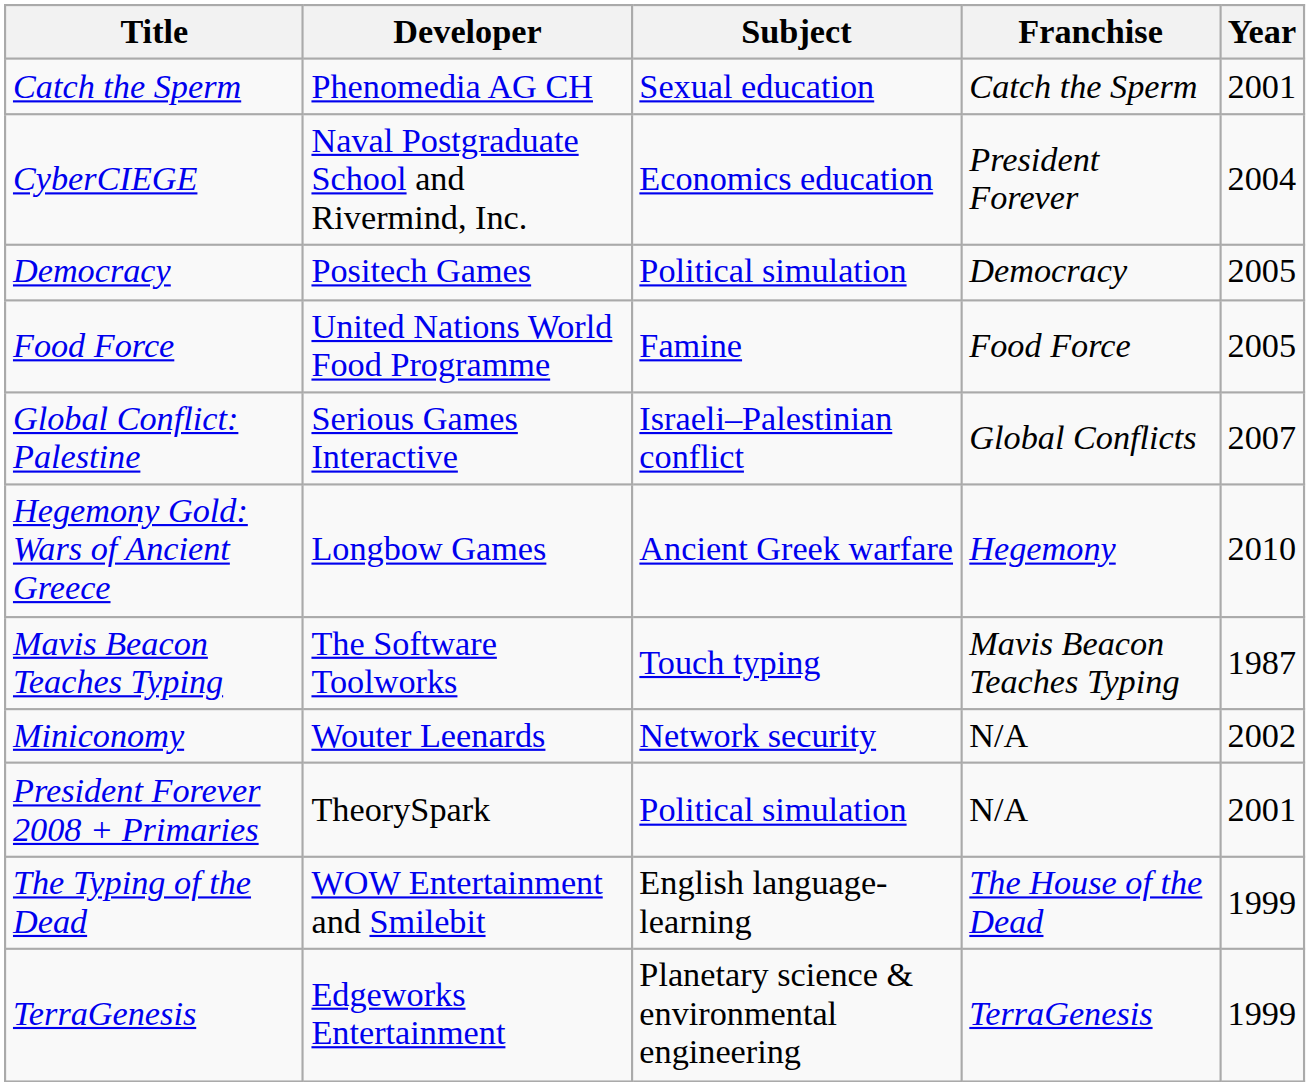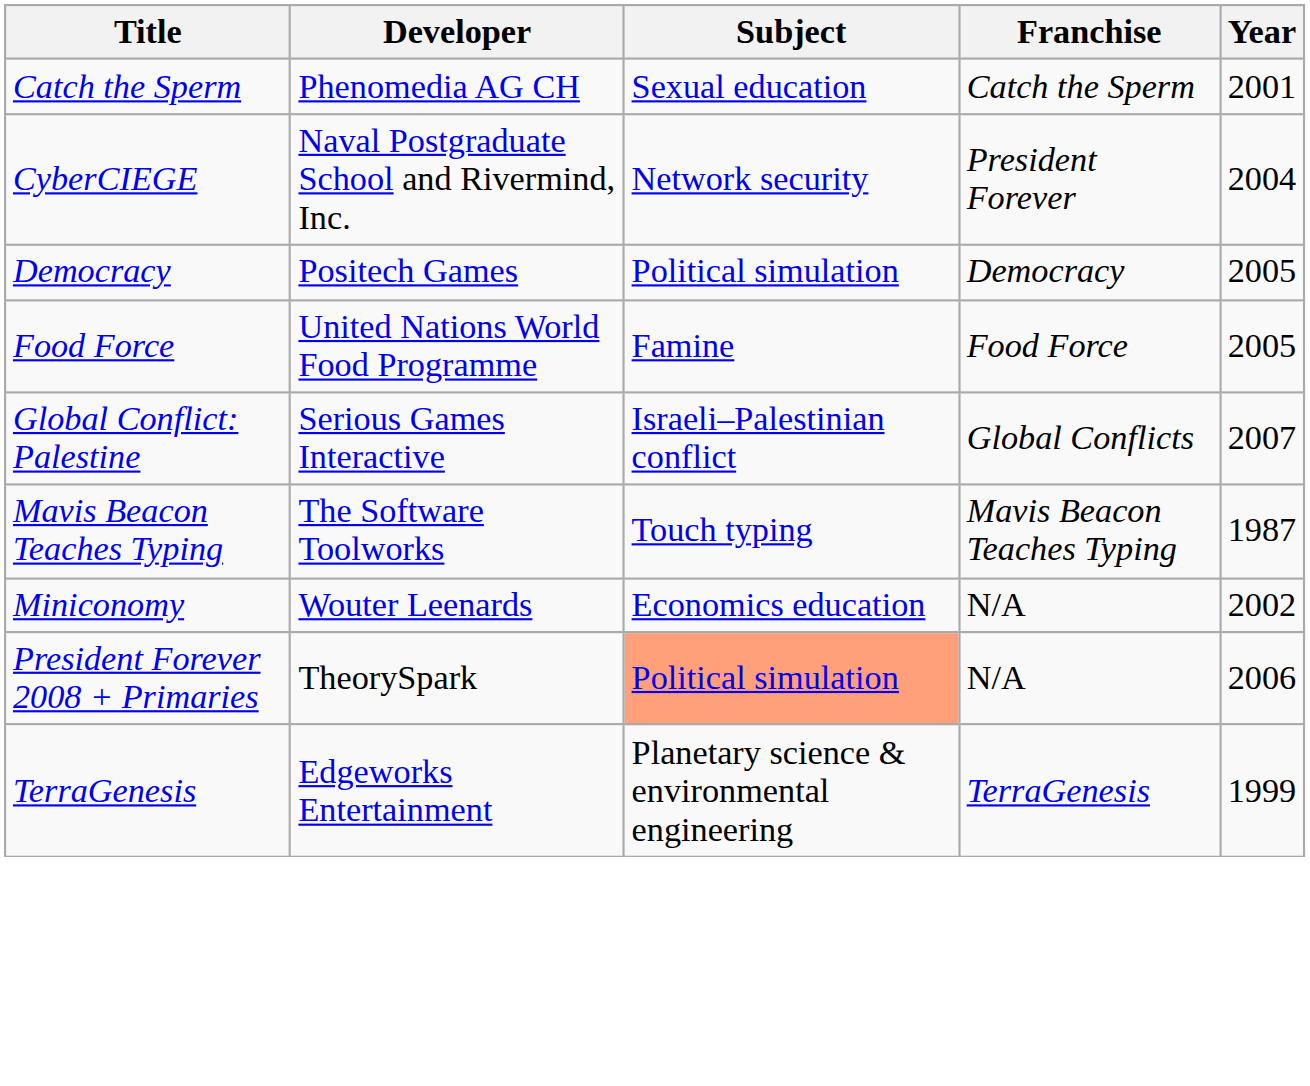(786, 178) Economics education -> (750, 178) Network security
- row: (130, 550)
(758, 735) Network security -> (778, 604) Economics education
(773, 809) no background -> (765, 677) lightsalmon background
(1262, 809) 2001 -> (1262, 677) 2006
- row: (132, 902)
